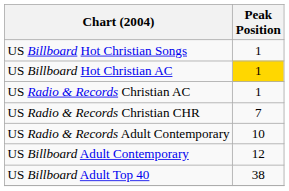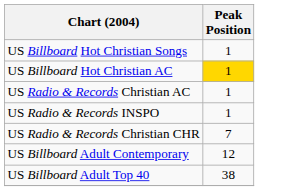+ row: (83, 112)
- row: (119, 133)
